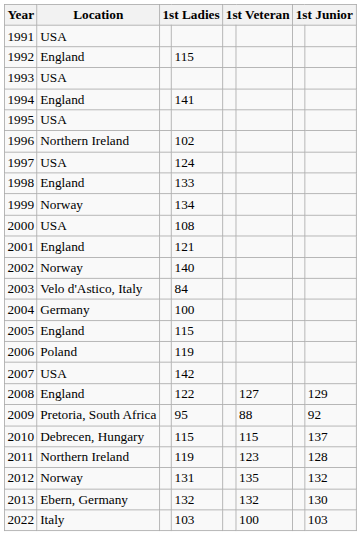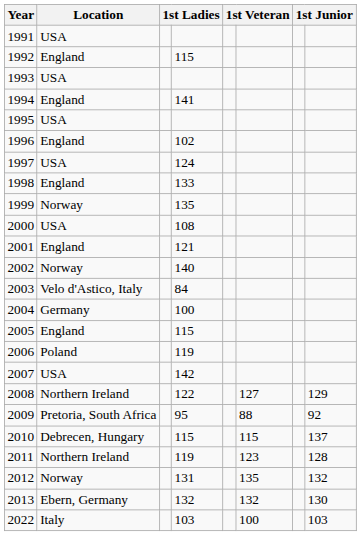(85, 141) Northern Ireland -> (62, 141) England
(184, 204) 134 -> (184, 204) 135
(62, 394) England -> (85, 394) Northern Ireland
